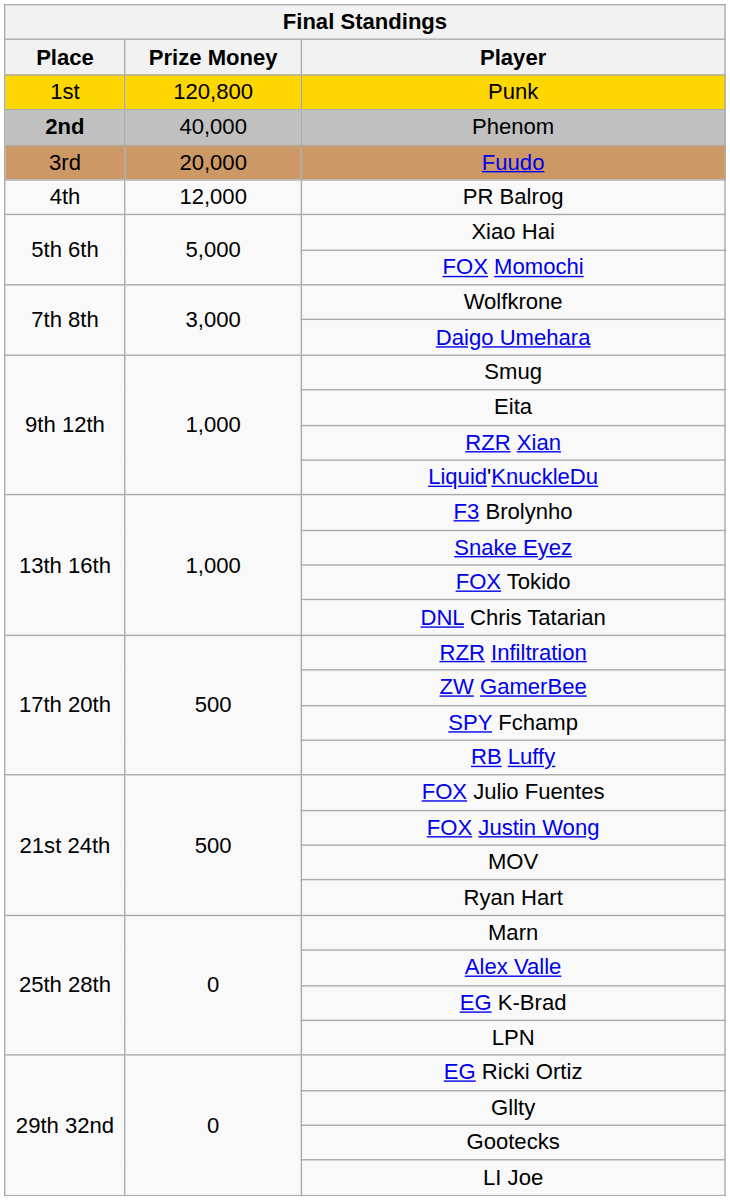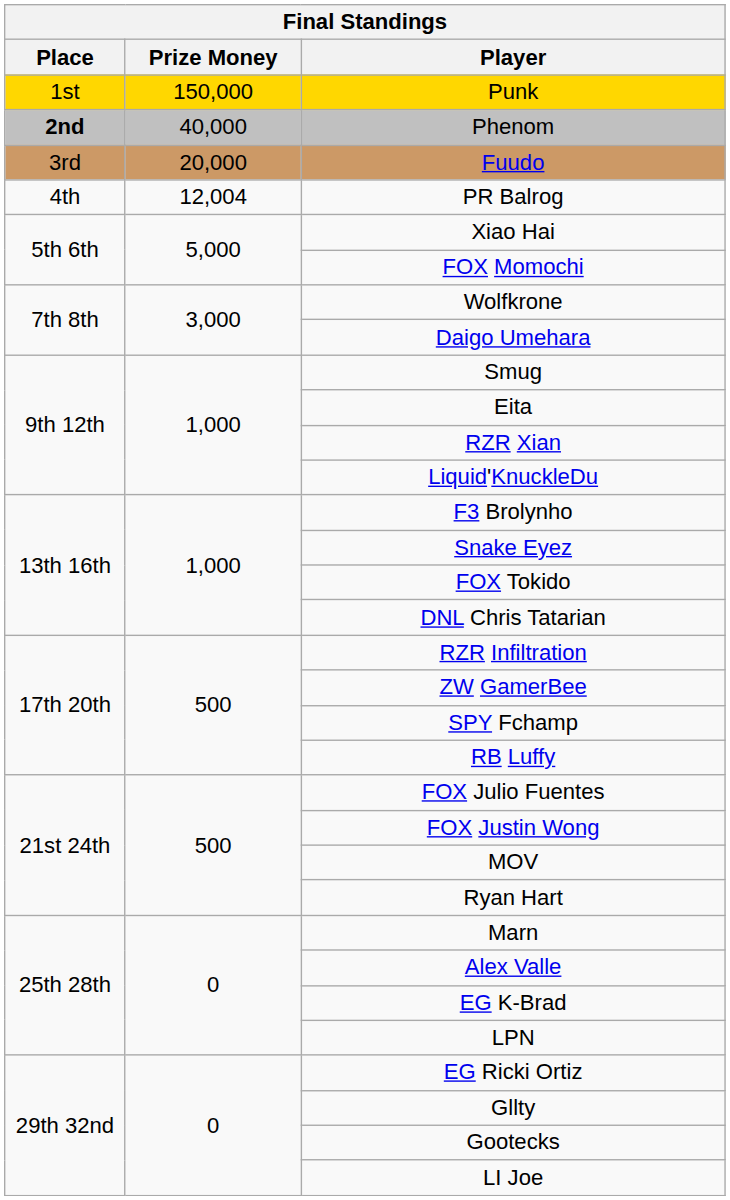(213, 92) 120,800 -> (213, 92) 150,000
(213, 197) 12,000 -> (213, 197) 12,004
